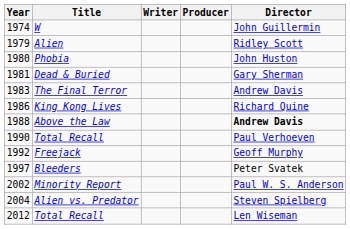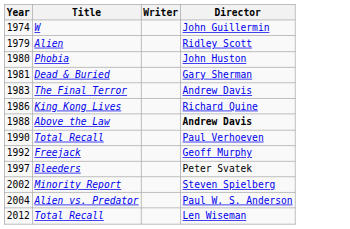- column: (206, 12)
(289, 185) Paul W. S. Anderson -> (229, 185) Steven Spielberg
(280, 200) Steven Spielberg -> (238, 200) Paul W. S. Anderson
